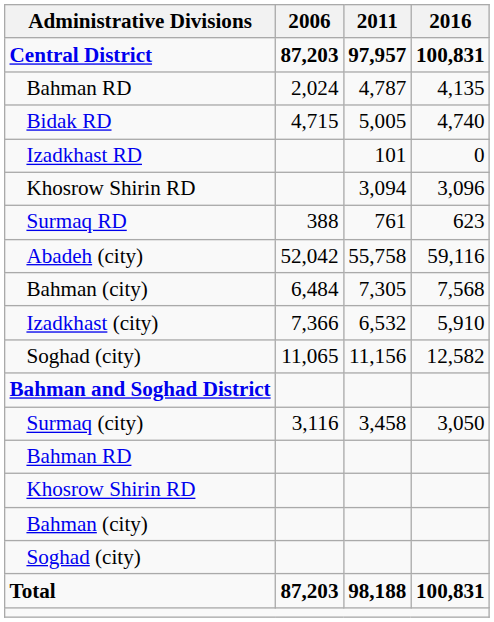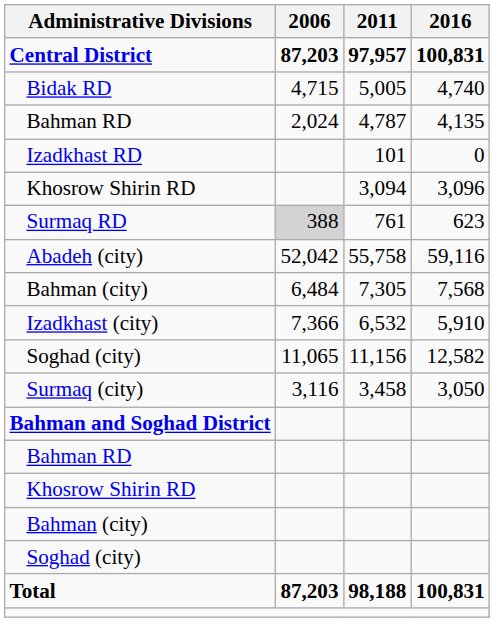rows swapped: (79, 88) <-> (69, 121)
(323, 222) no background -> (323, 222) lightgrey background
rows swapped: (85, 423) <-> (140, 389)
